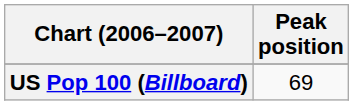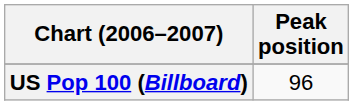(301, 81) 69 -> (301, 81) 96
